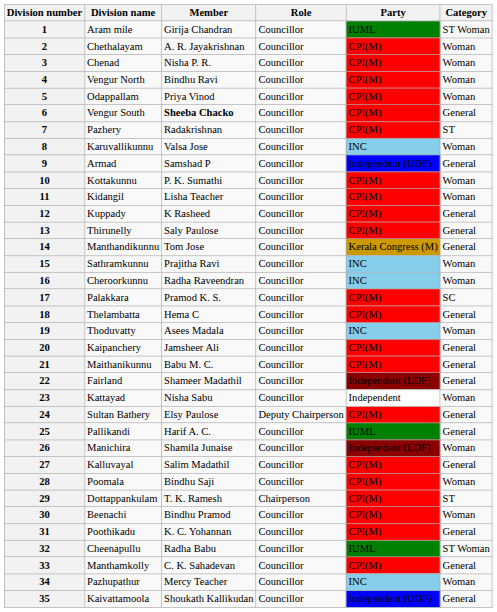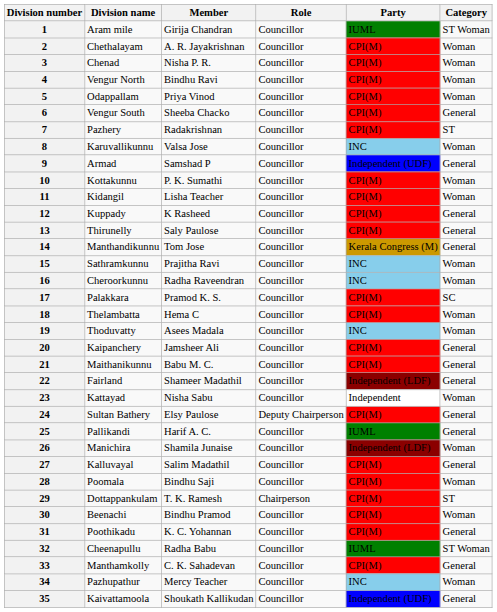(199, 113) bold -> (197, 113) normal
(459, 314) General -> (459, 314) Woman
